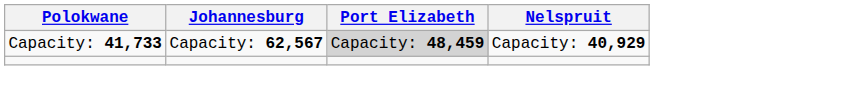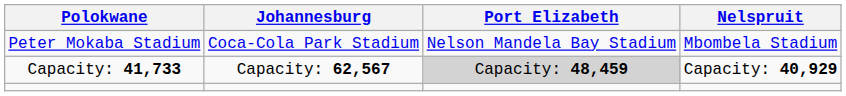+ row: (104, 44)
